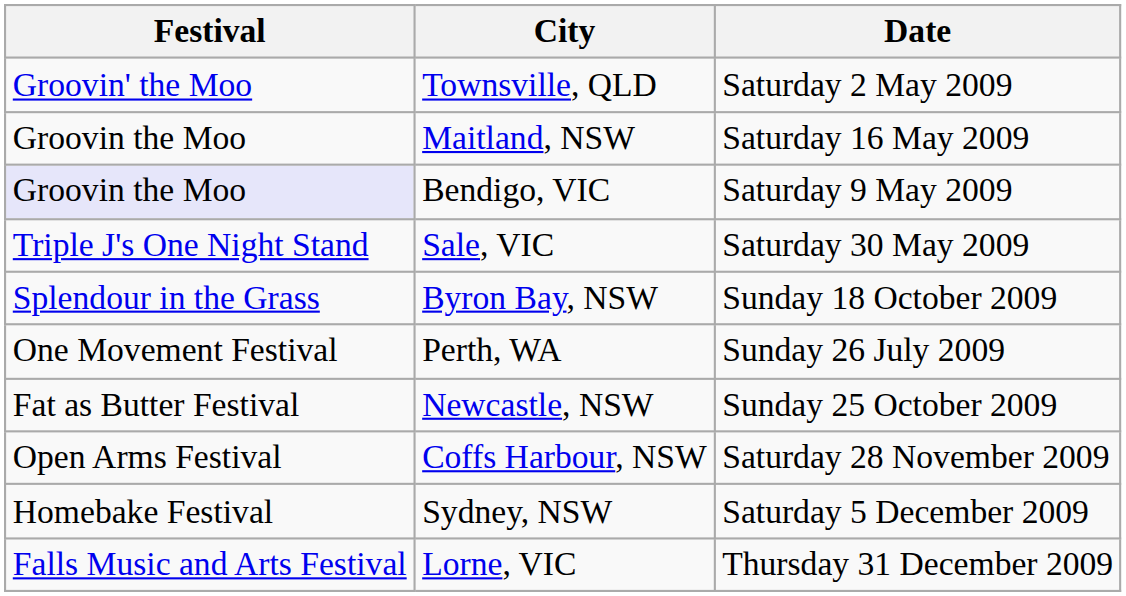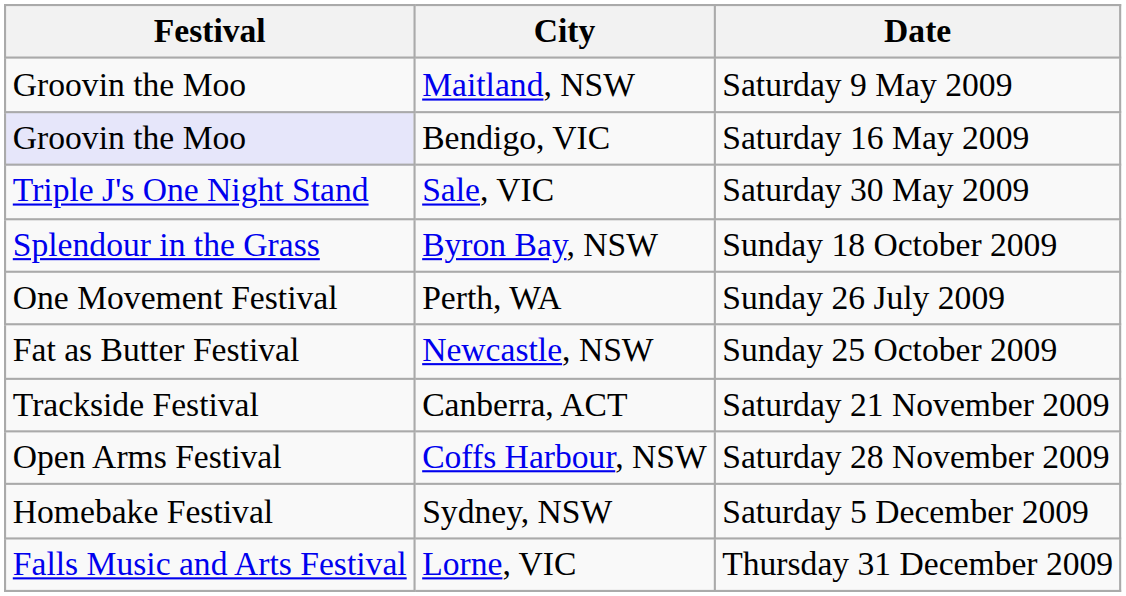- row: (540, 84)
(876, 137) Saturday 16 May 2009 -> (867, 84) Saturday 9 May 2009
(867, 191) Saturday 9 May 2009 -> (876, 137) Saturday 16 May 2009
+ row: (525, 404)
